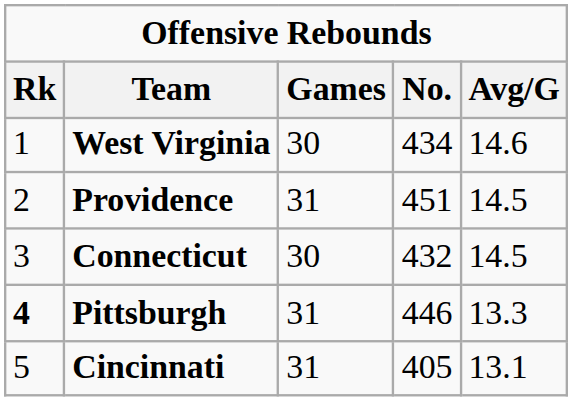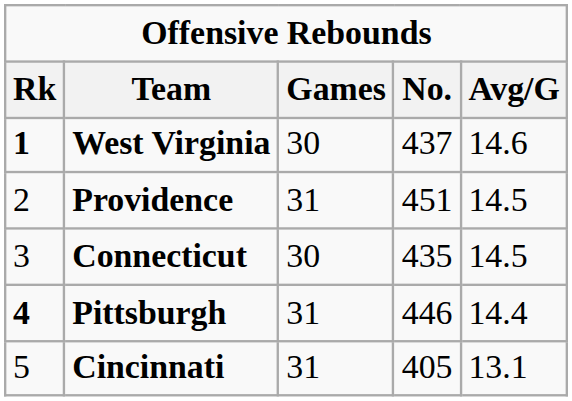(22, 144) normal -> (22, 144) bold
(427, 144) 434 -> (427, 144) 437
(427, 256) 432 -> (427, 256) 435
(498, 311) 13.3 -> (498, 311) 14.4
